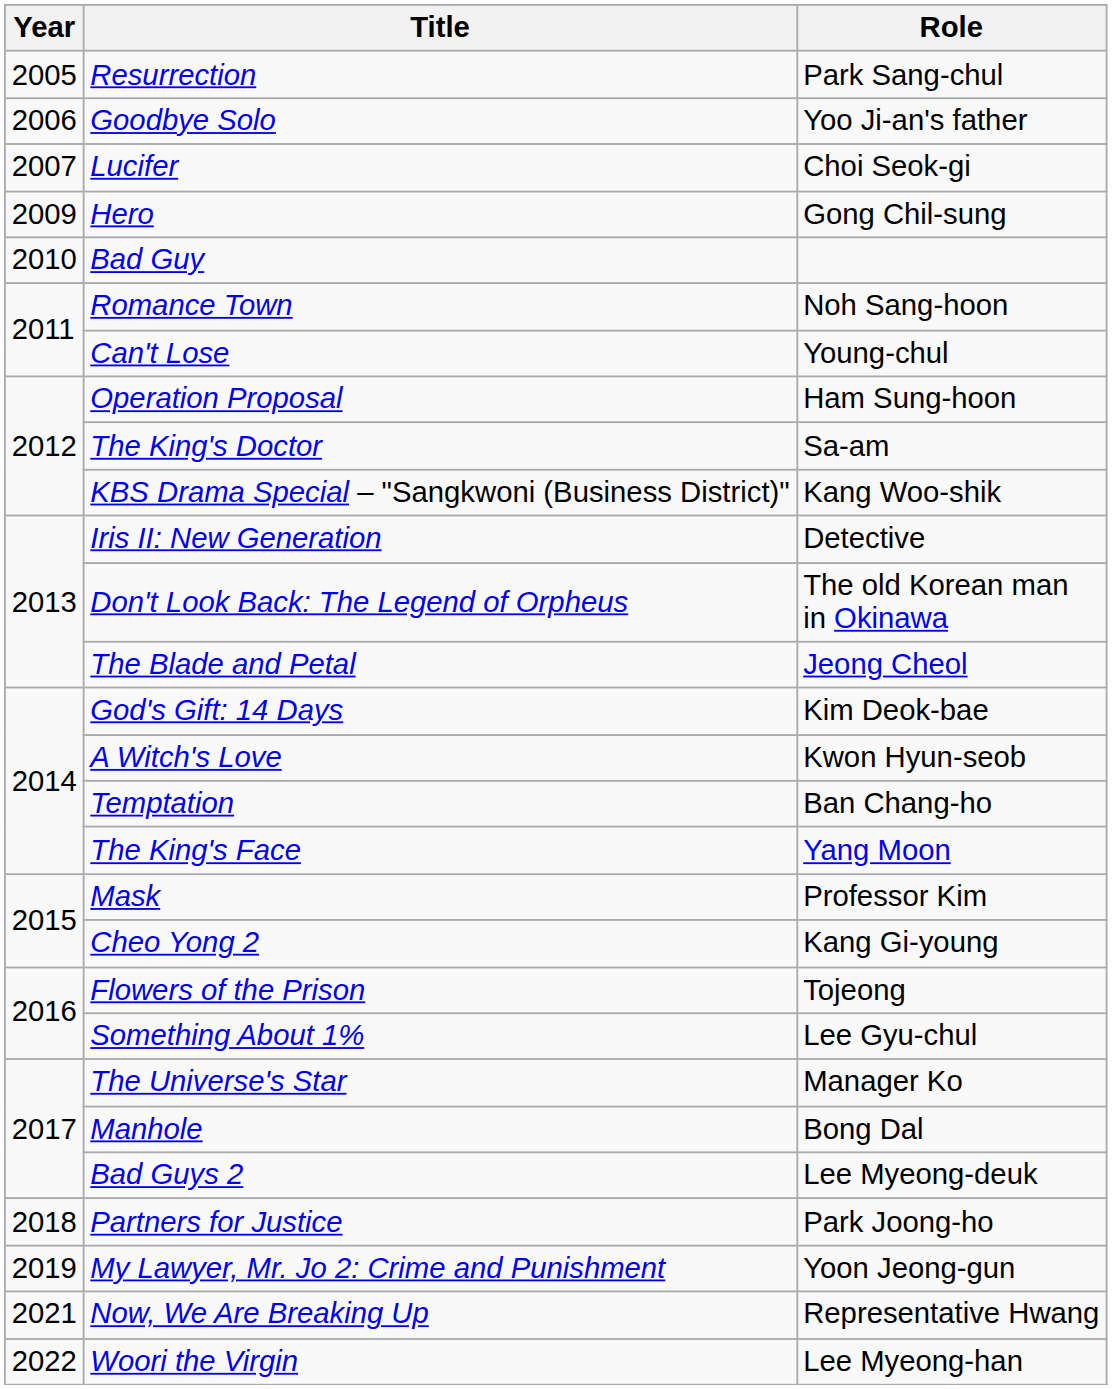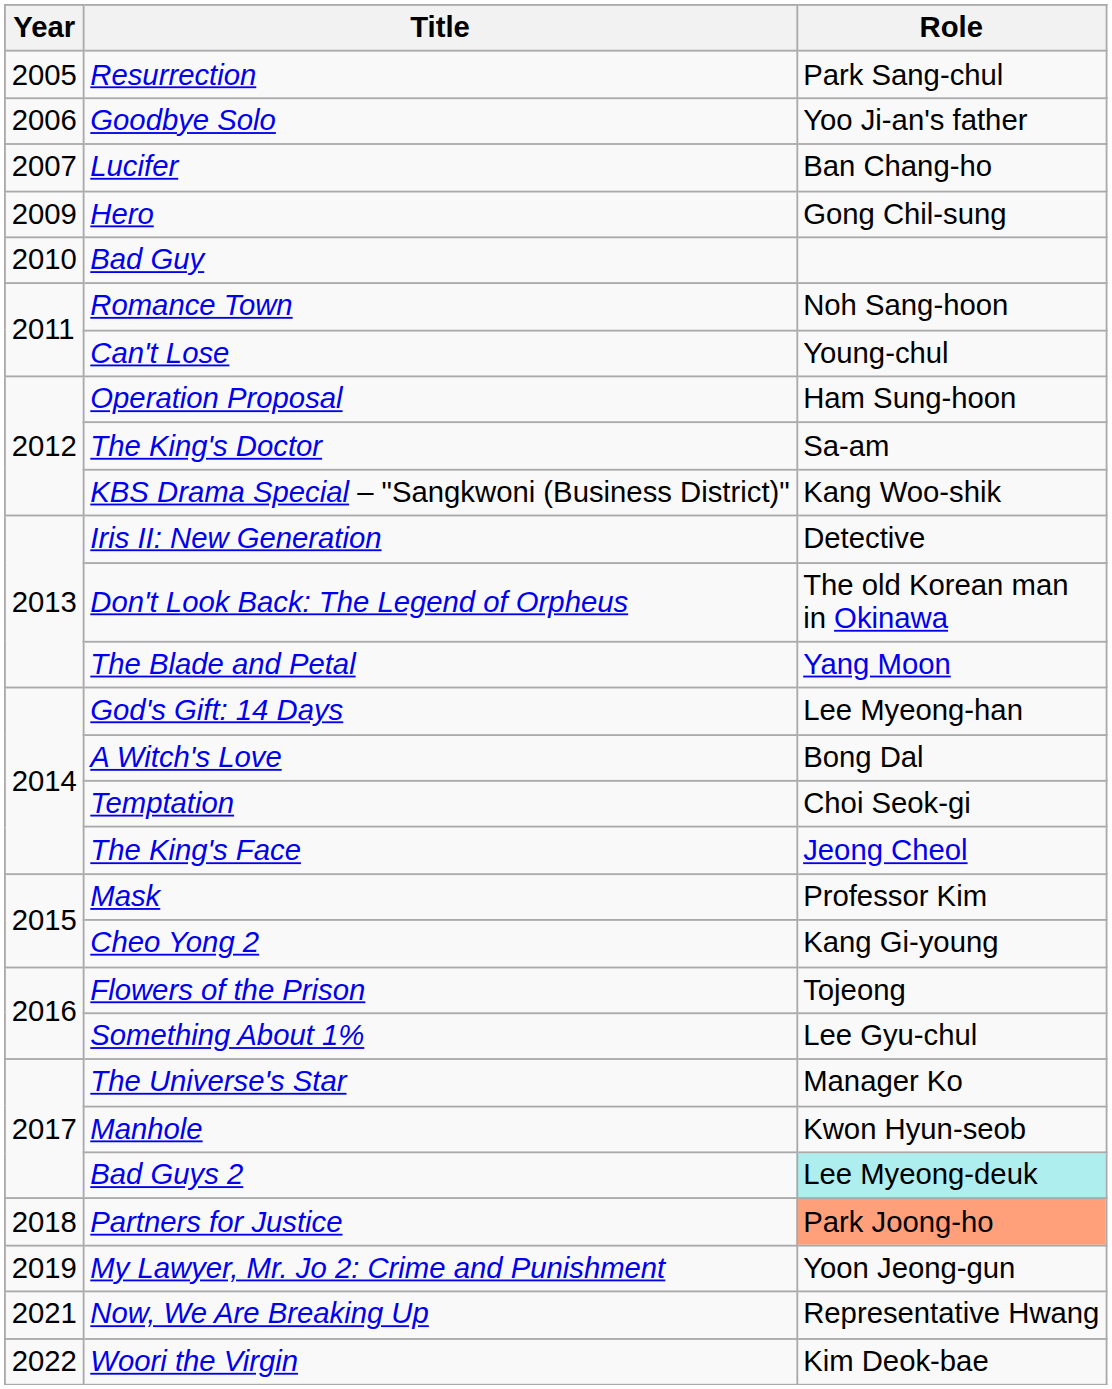(887, 167) Choi Seok-gi -> (898, 167) Ban Chang-ho
(885, 664) Jeong Cheol -> (877, 664) Yang Moon
(896, 710) Kim Deok-bae -> (913, 710) Lee Myeong-han
(915, 757) Kwon Hyun-seob -> (863, 757) Bong Dal
(898, 803) Ban Chang-ho -> (887, 803) Choi Seok-gi
(877, 850) Yang Moon -> (885, 850) Jeong Cheol
(863, 1128) Bong Dal -> (915, 1128) Kwon Hyun-seob
(920, 1175) no background -> (920, 1175) paleturquoise background
(898, 1221) no background -> (898, 1221) lightsalmon background
(913, 1360) Lee Myeong-han -> (896, 1360) Kim Deok-bae
